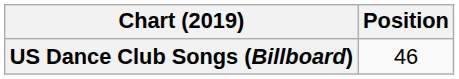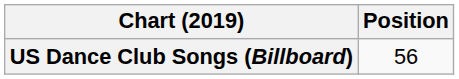(406, 56) 46 -> (406, 56) 56
